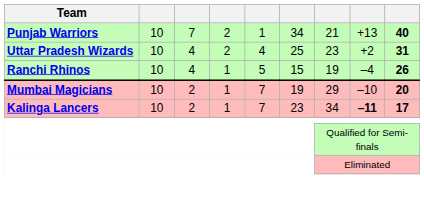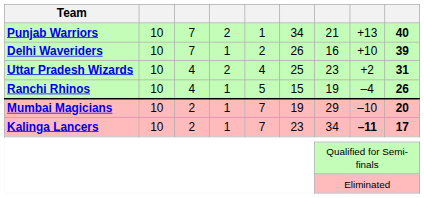+ row: (55, 51)
